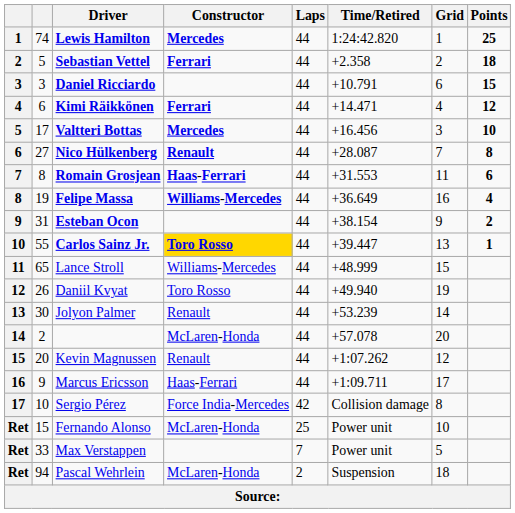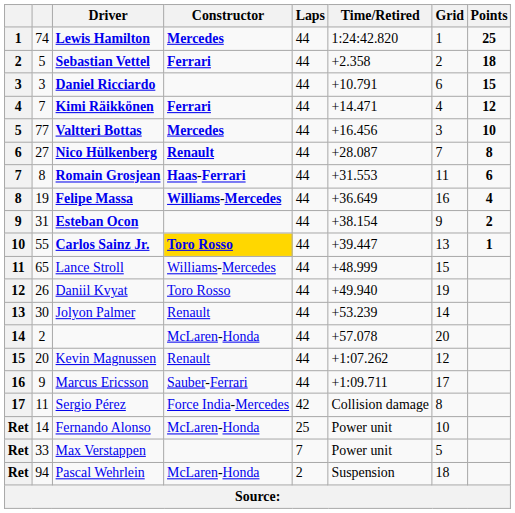(42, 107) 6 -> (42, 107) 7
(42, 129) 17 -> (42, 129) 77
(202, 381) Haas-Ferrari -> (207, 381) Sauber-Ferrari
(42, 404) 10 -> (42, 404) 11
(42, 427) 15 -> (42, 427) 14
